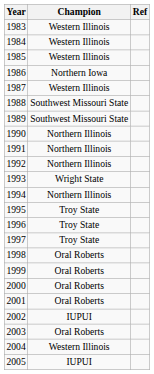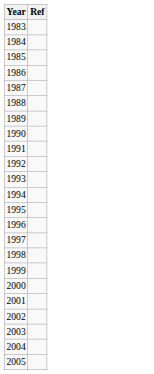- column: (79, 12)
